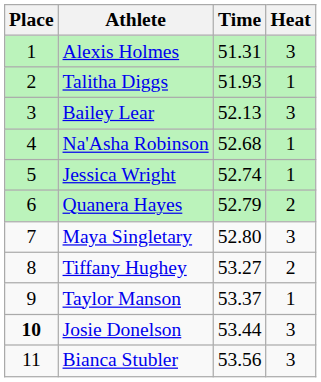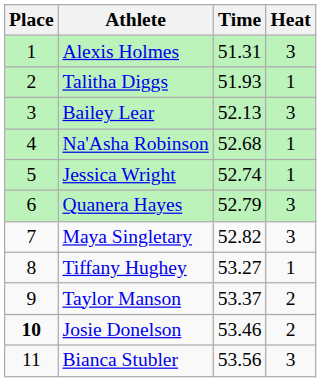(291, 205) 2 -> (291, 205) 3
(240, 236) 52.80 -> (240, 236) 52.82
(291, 267) 2 -> (291, 267) 1
(291, 298) 1 -> (291, 298) 2
(240, 329) 53.44 -> (240, 329) 53.46
(291, 329) 3 -> (291, 329) 2
